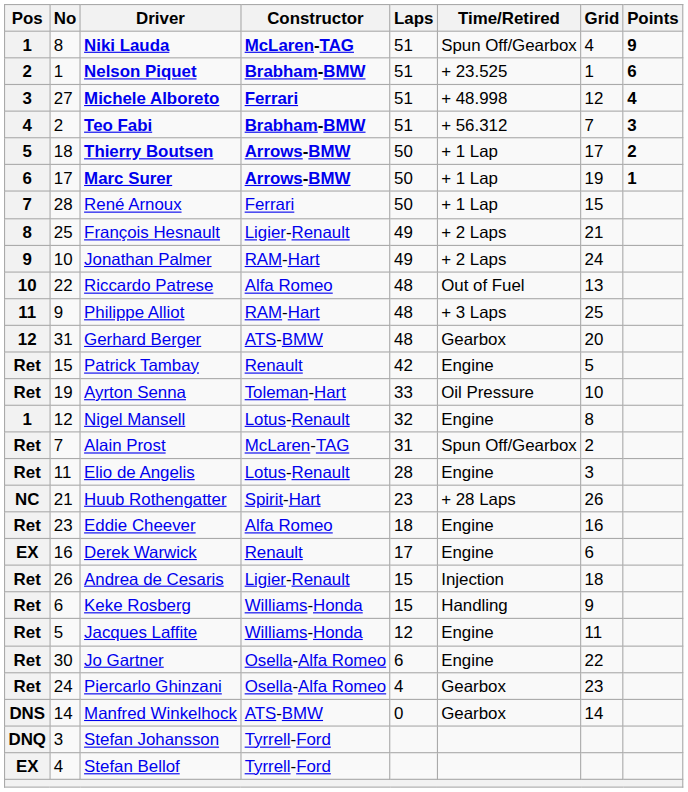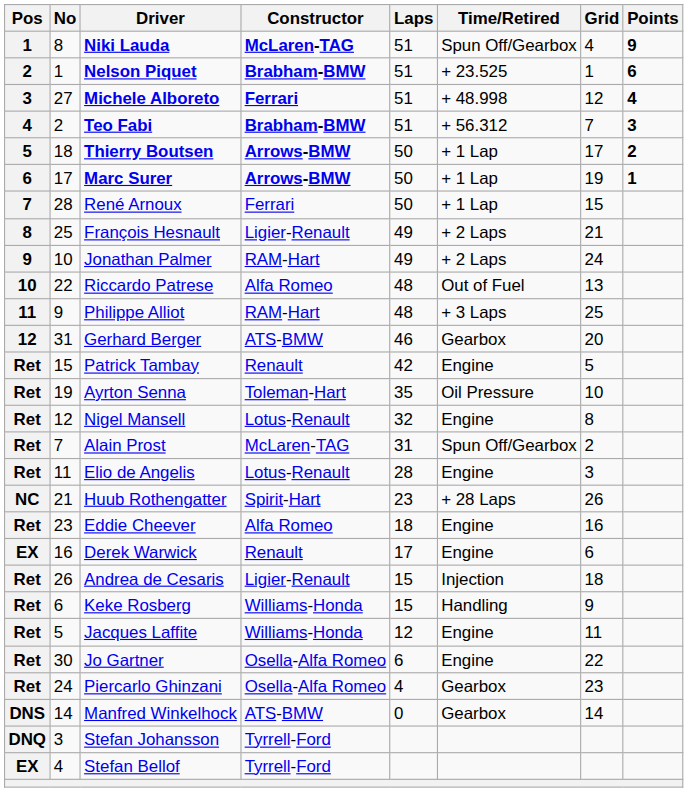(403, 339) 48 -> (403, 339) 46
(403, 392) 33 -> (403, 392) 35
(27, 419) 1 -> (27, 419) Ret
